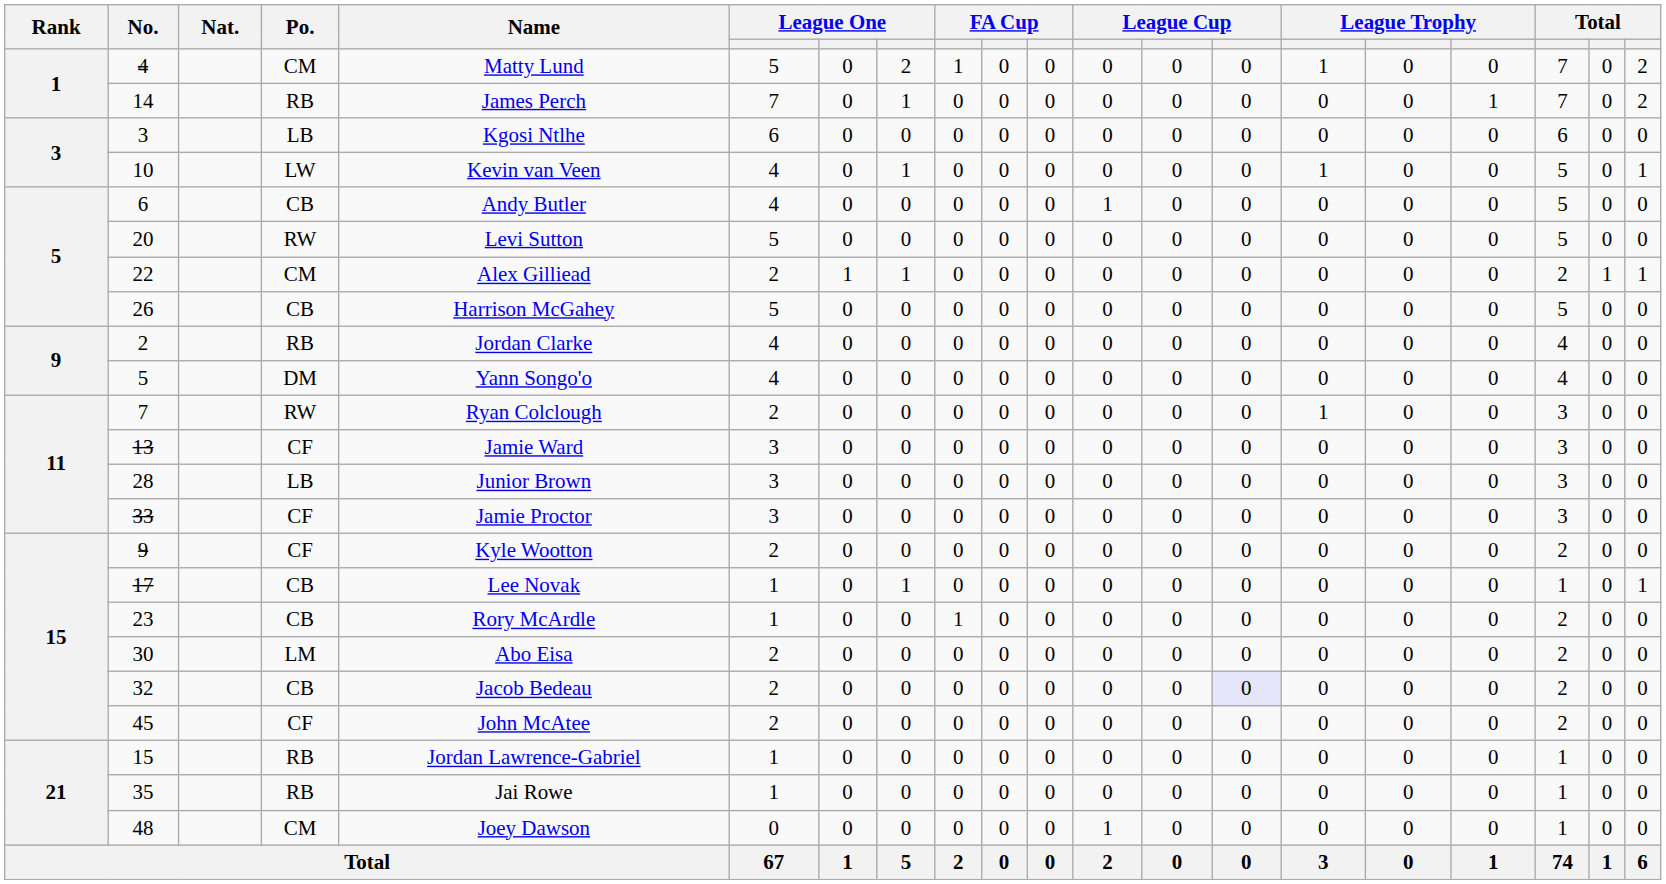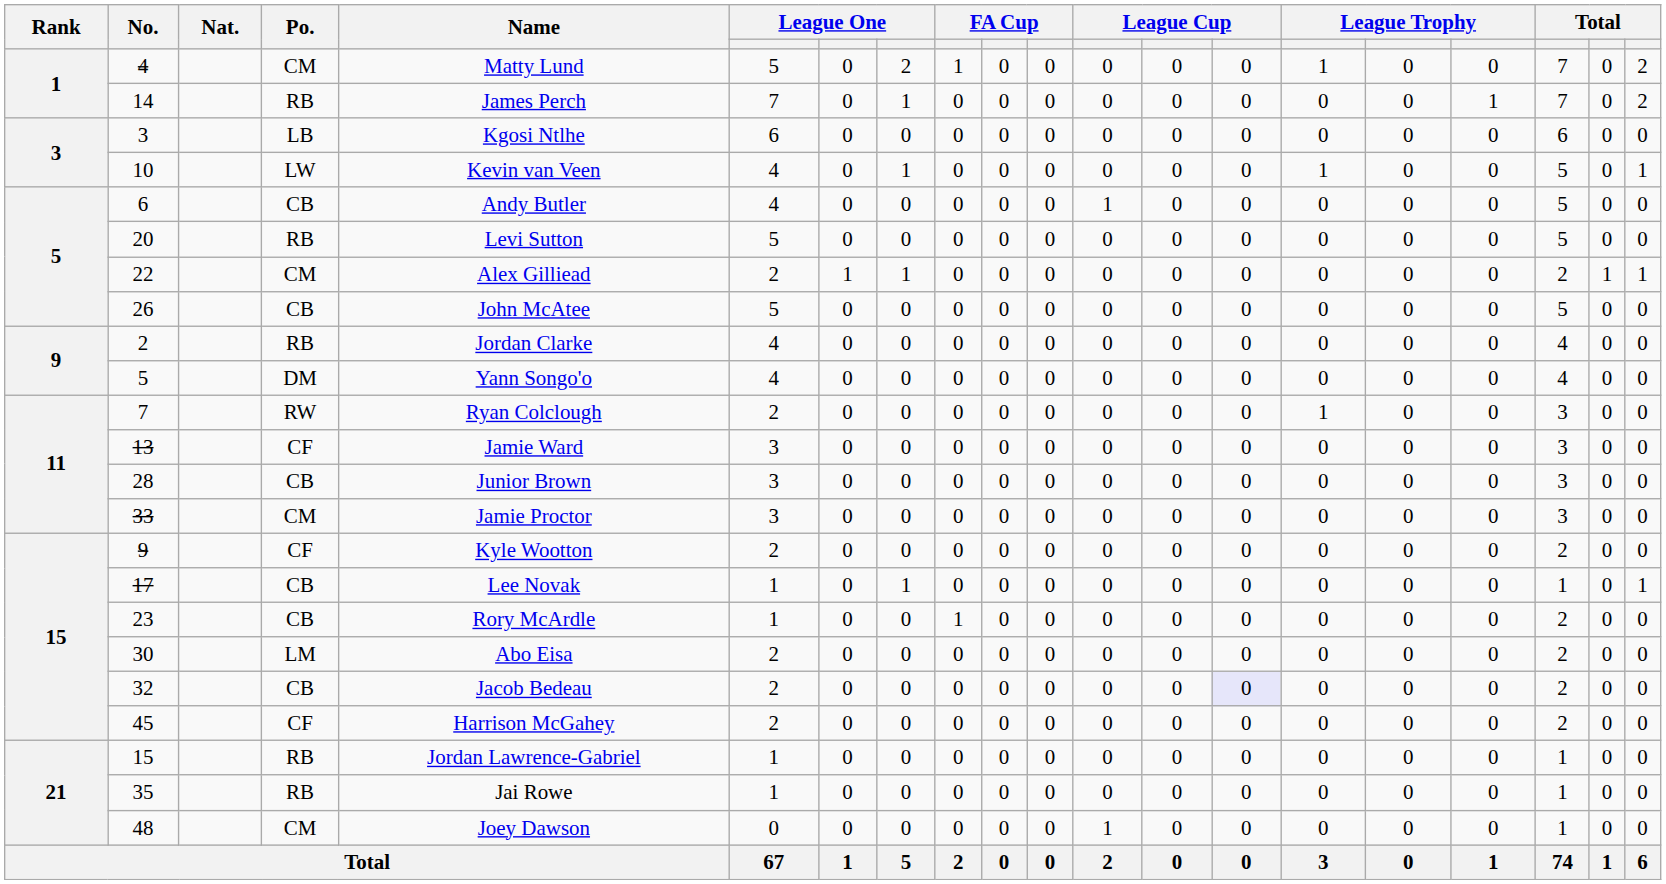(300, 239) RW -> (300, 239) RB
(534, 308) Harrison McGahey -> (534, 308) John McAtee
(300, 481) LB -> (300, 481) CB
(300, 515) CF -> (300, 515) CM
(534, 723) John McAtee -> (534, 723) Harrison McGahey
